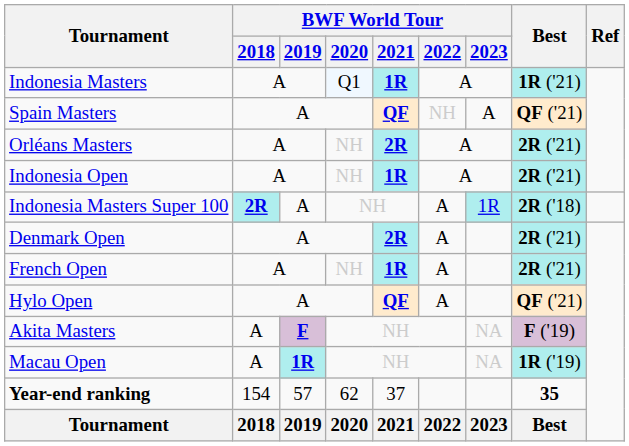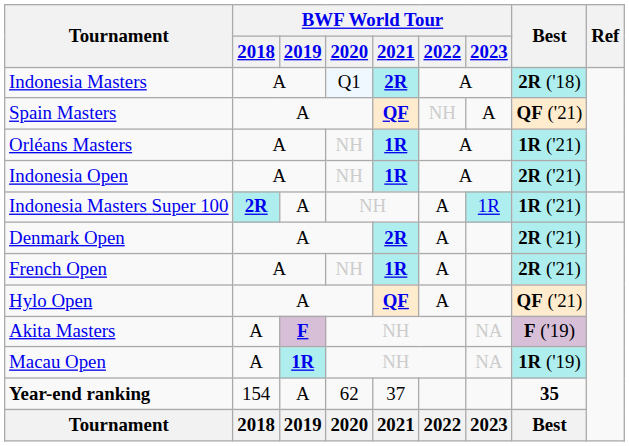(396, 82) 1R -> (396, 82) 2R
(549, 82) 1R ('21) -> (549, 82) 2R ('18)
(396, 144) 2R -> (396, 144) 1R
(549, 144) 2R ('21) -> (549, 144) 1R ('21)
(549, 207) 2R ('18) -> (549, 207) 1R ('21)
(303, 393) 57 -> (303, 393) A
